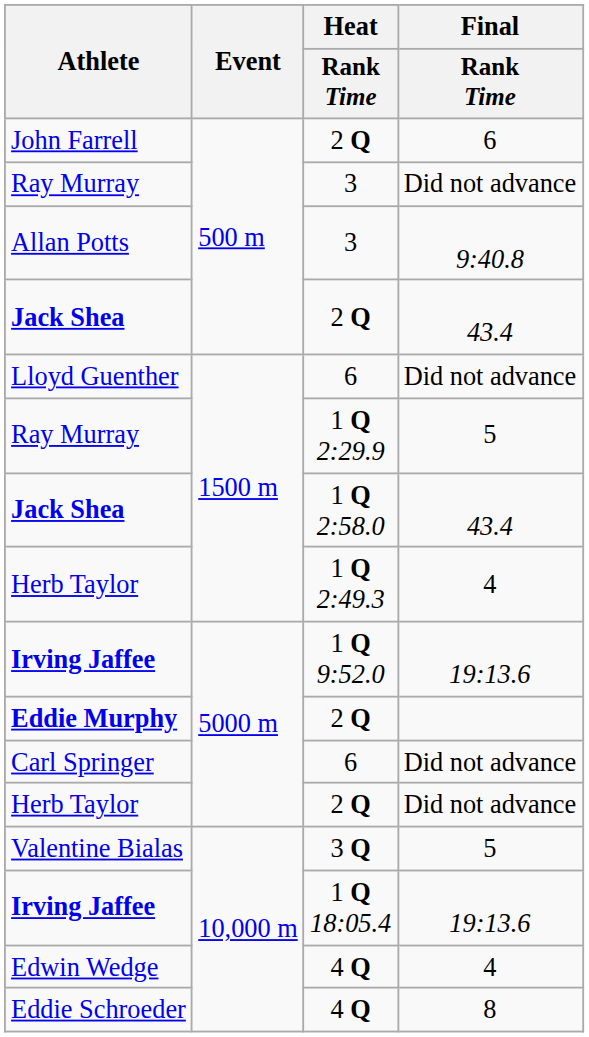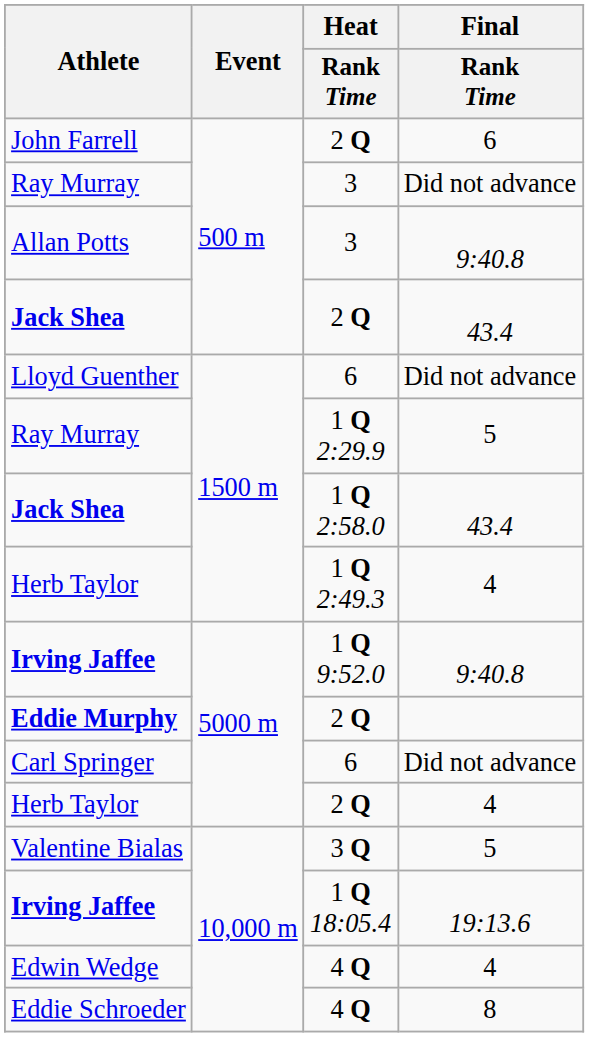(490, 674) 19:13.6 -> (490, 674) 9:40.8
(490, 805) Did not advance -> (490, 805) 4
